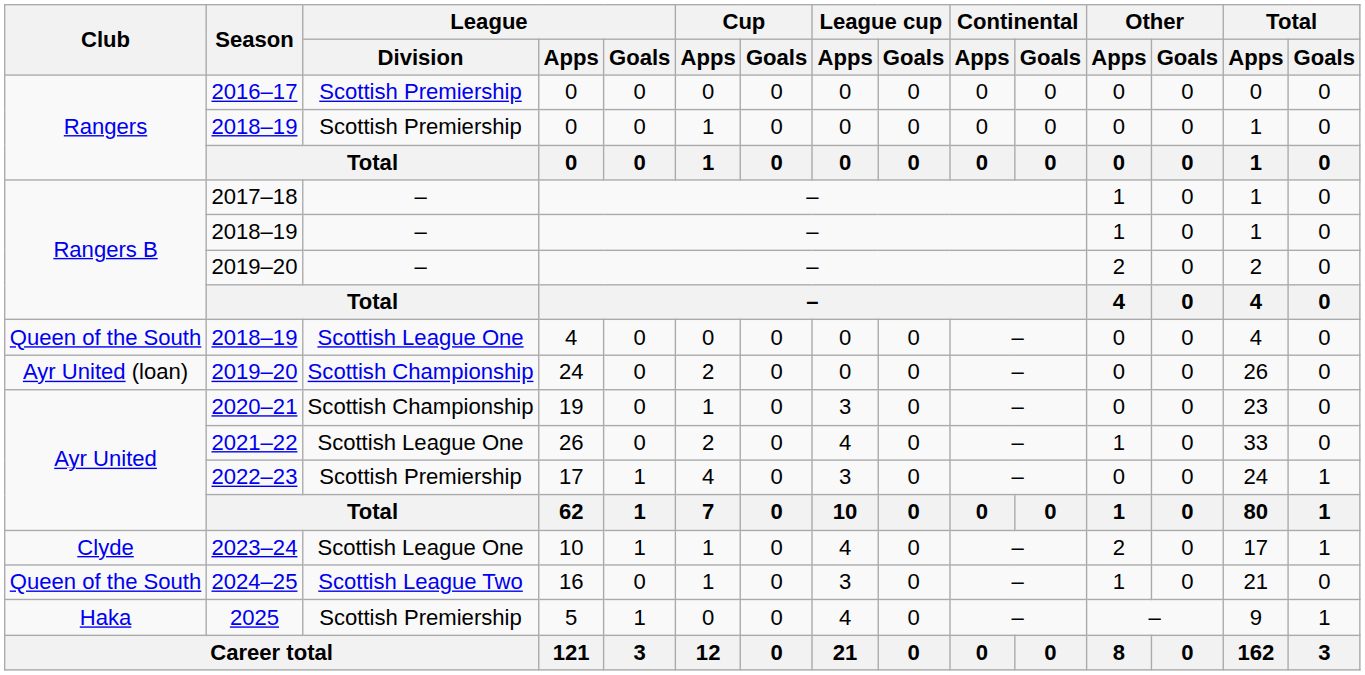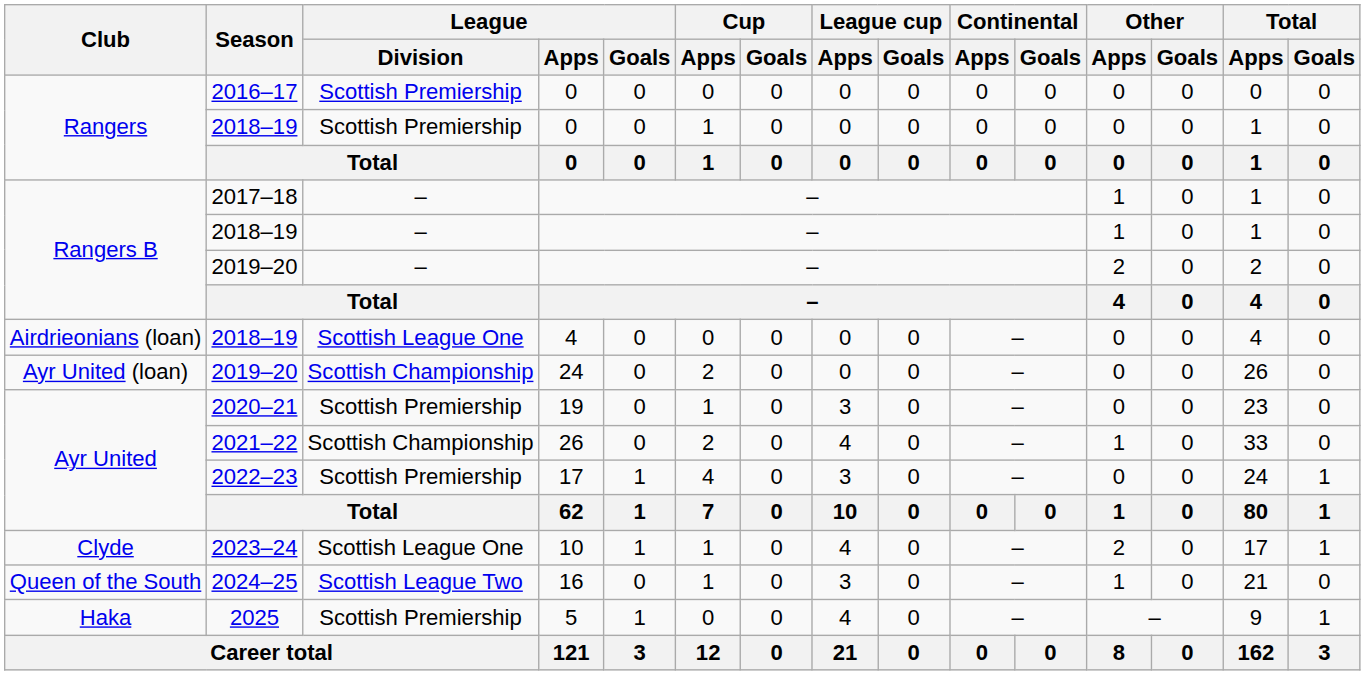(106, 337) Queen of the South -> (106, 337) Airdrieonians (loan)
(421, 407) Scottish Championship -> (421, 407) Scottish Premiership
(421, 442) Scottish League One -> (421, 442) Scottish Championship
